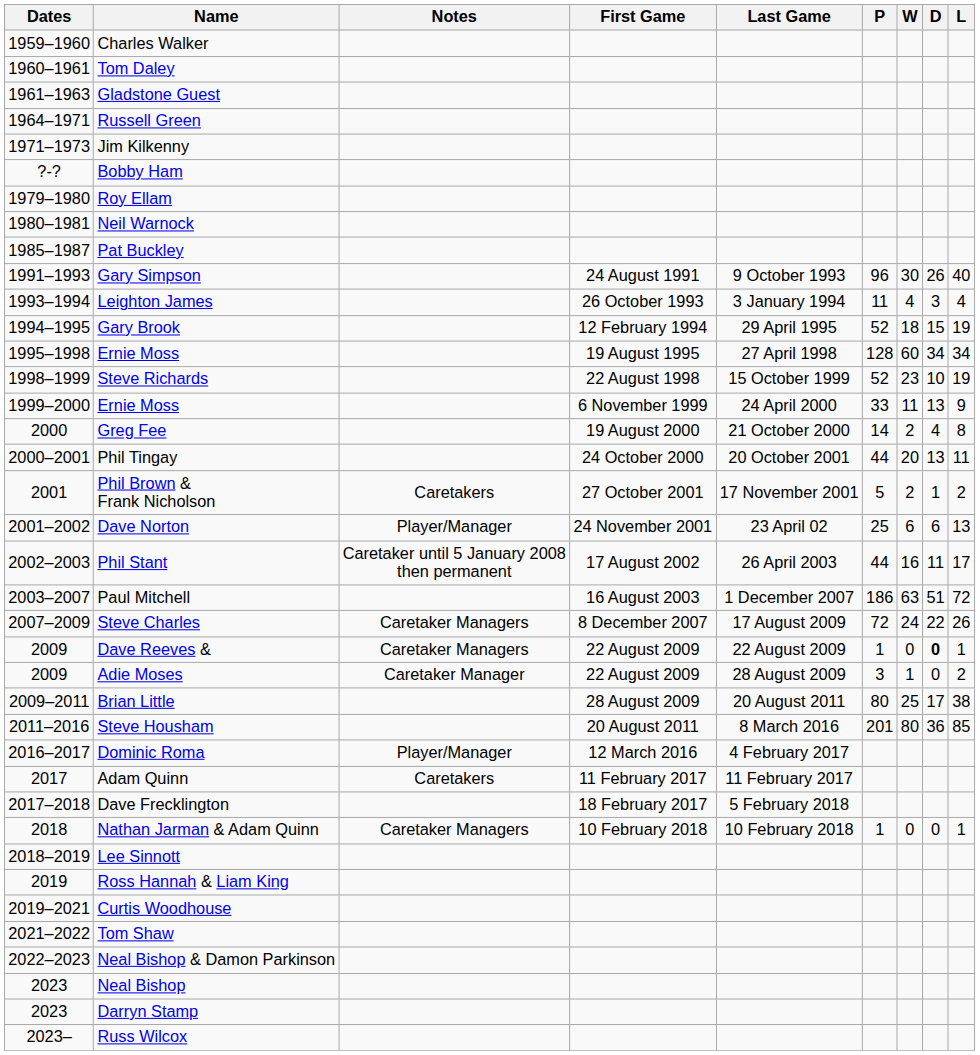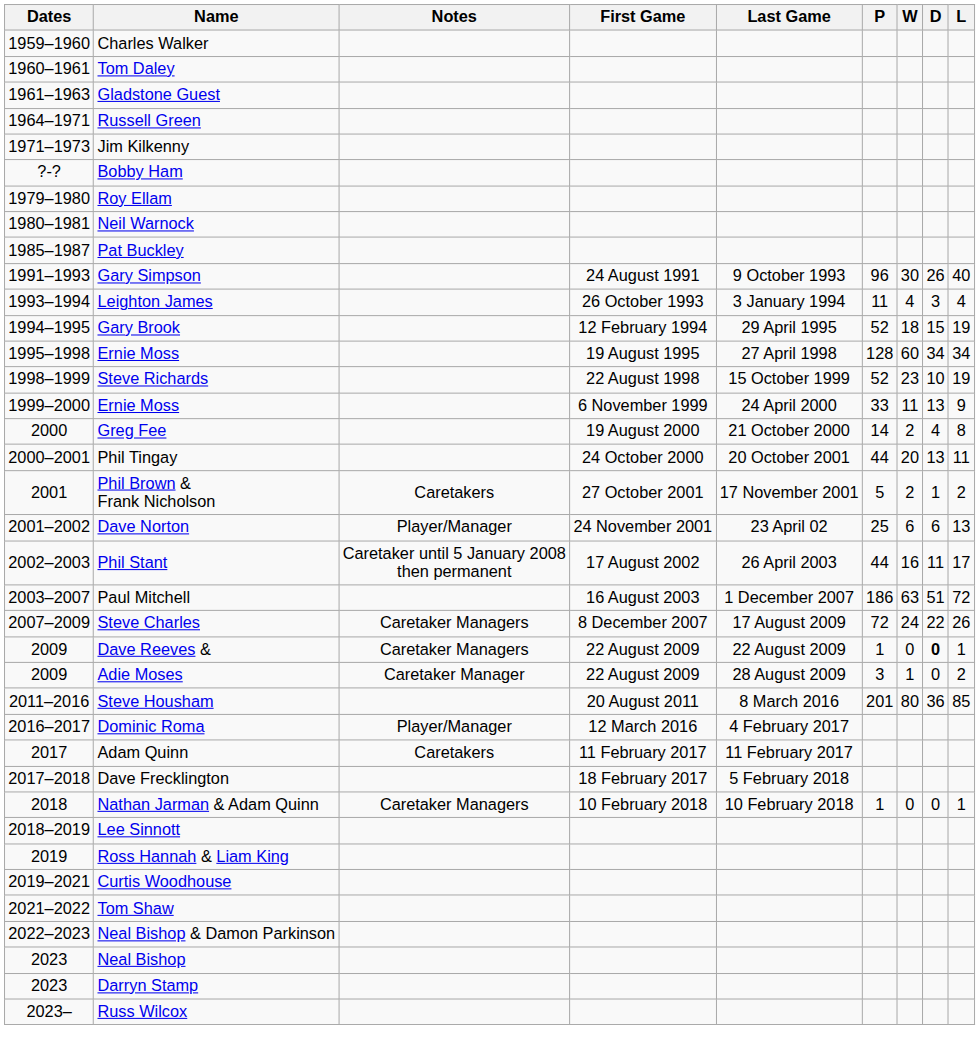- row: (49, 701)
